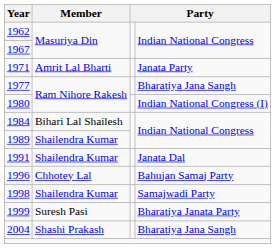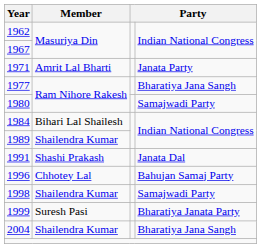(203, 103) Indian National Congress (I) -> (176, 103) Samajwadi Party
(76, 157) Shailendra Kumar -> (69, 157) Shashi Prakash
(69, 229) Shashi Prakash -> (76, 229) Shailendra Kumar
